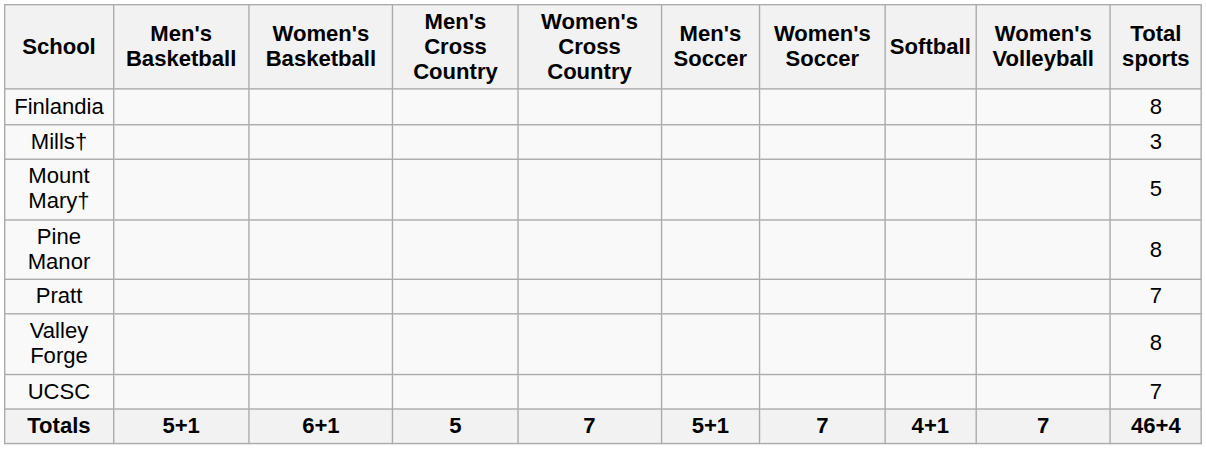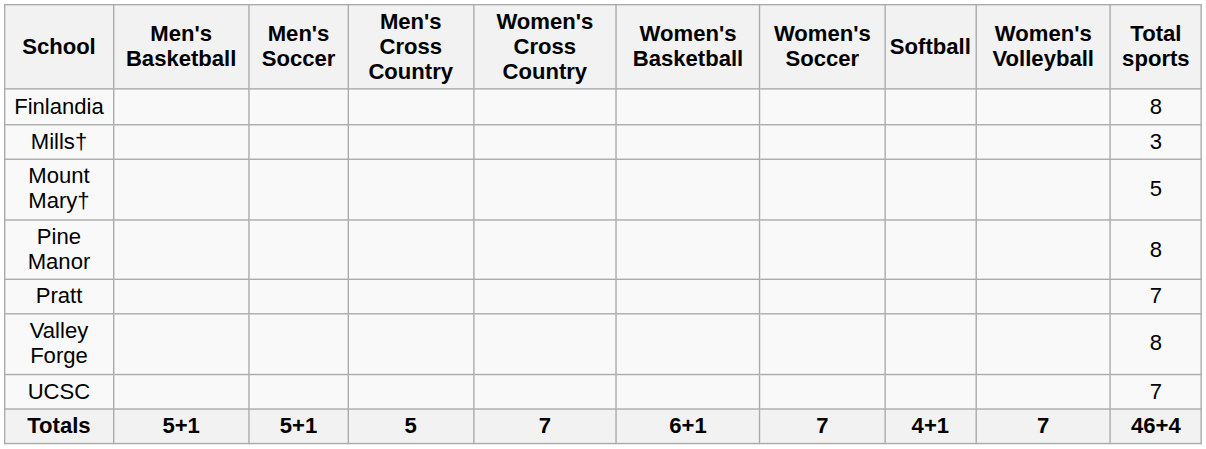columns swapped: (321, 46) <-> (710, 46)
